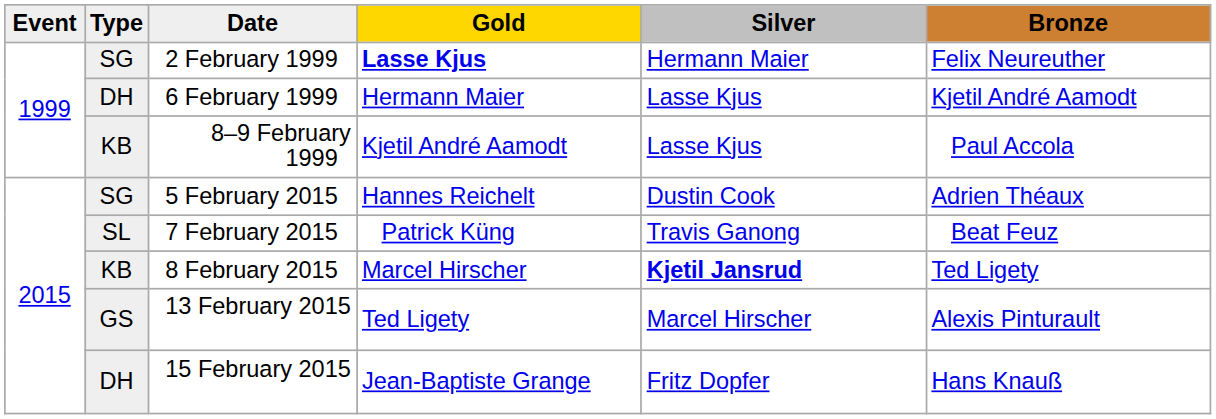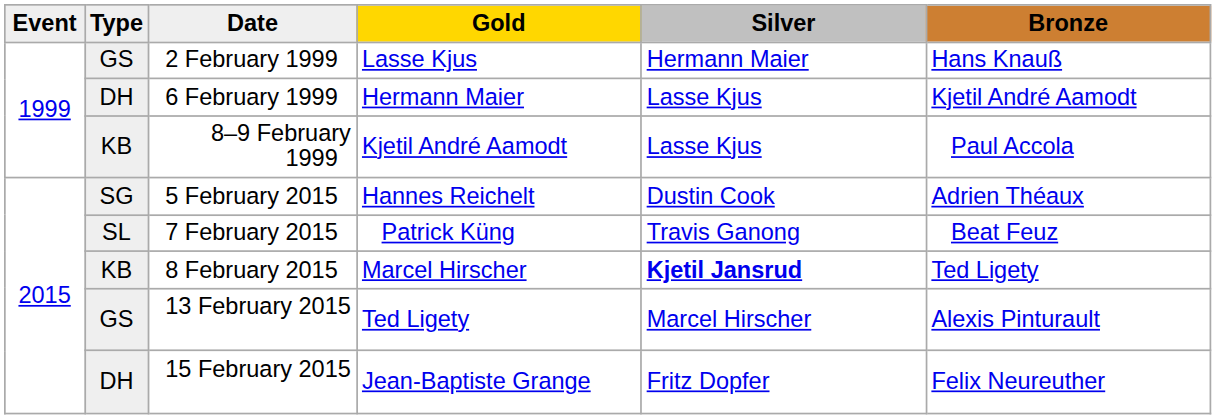(116, 60) SG -> (116, 60) GS
(424, 60) bold -> (419, 60) normal
(1018, 60) Felix Neureuther -> (997, 60) Hans Knauß
(997, 381) Hans Knauß -> (1018, 381) Felix Neureuther
